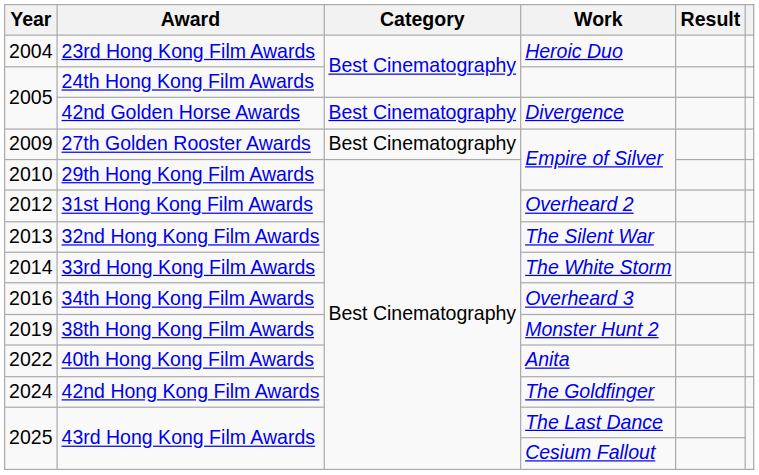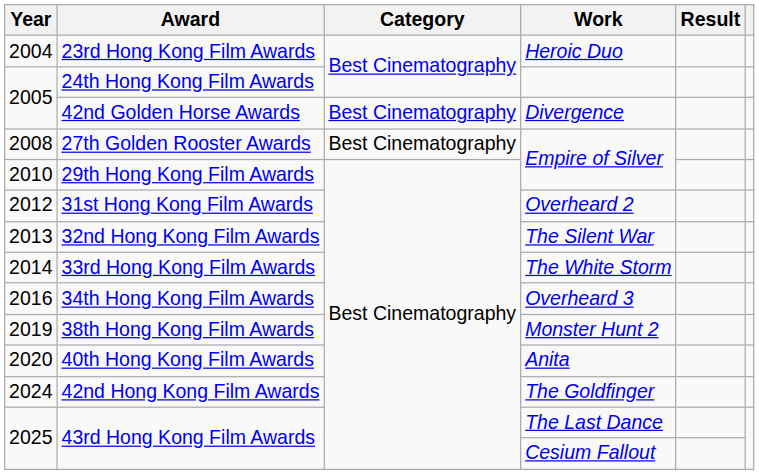(31, 143) 2009 -> (31, 143) 2008
(31, 360) 2022 -> (31, 360) 2020
